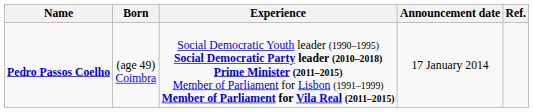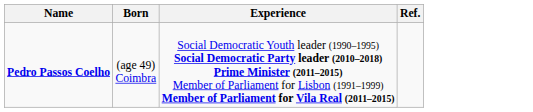- column: (450, 13)
